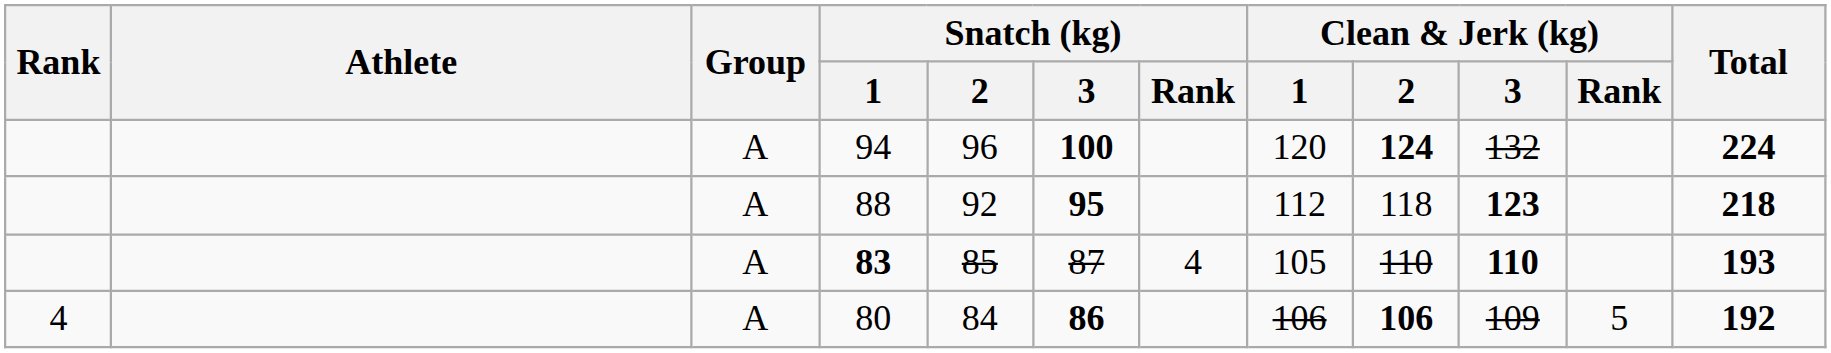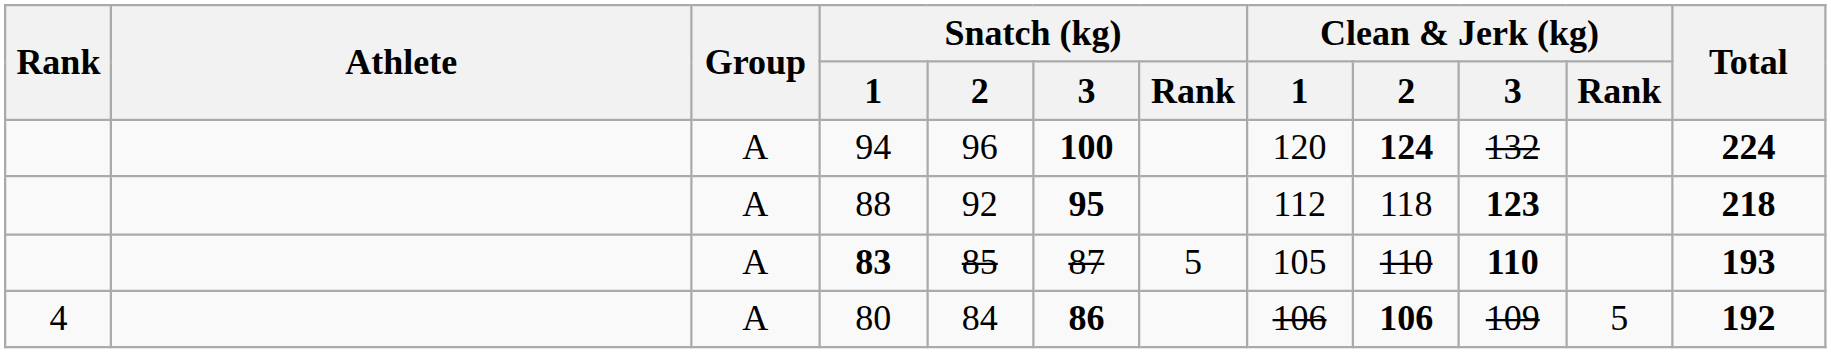(1193, 261) 4 -> (1193, 261) 5
